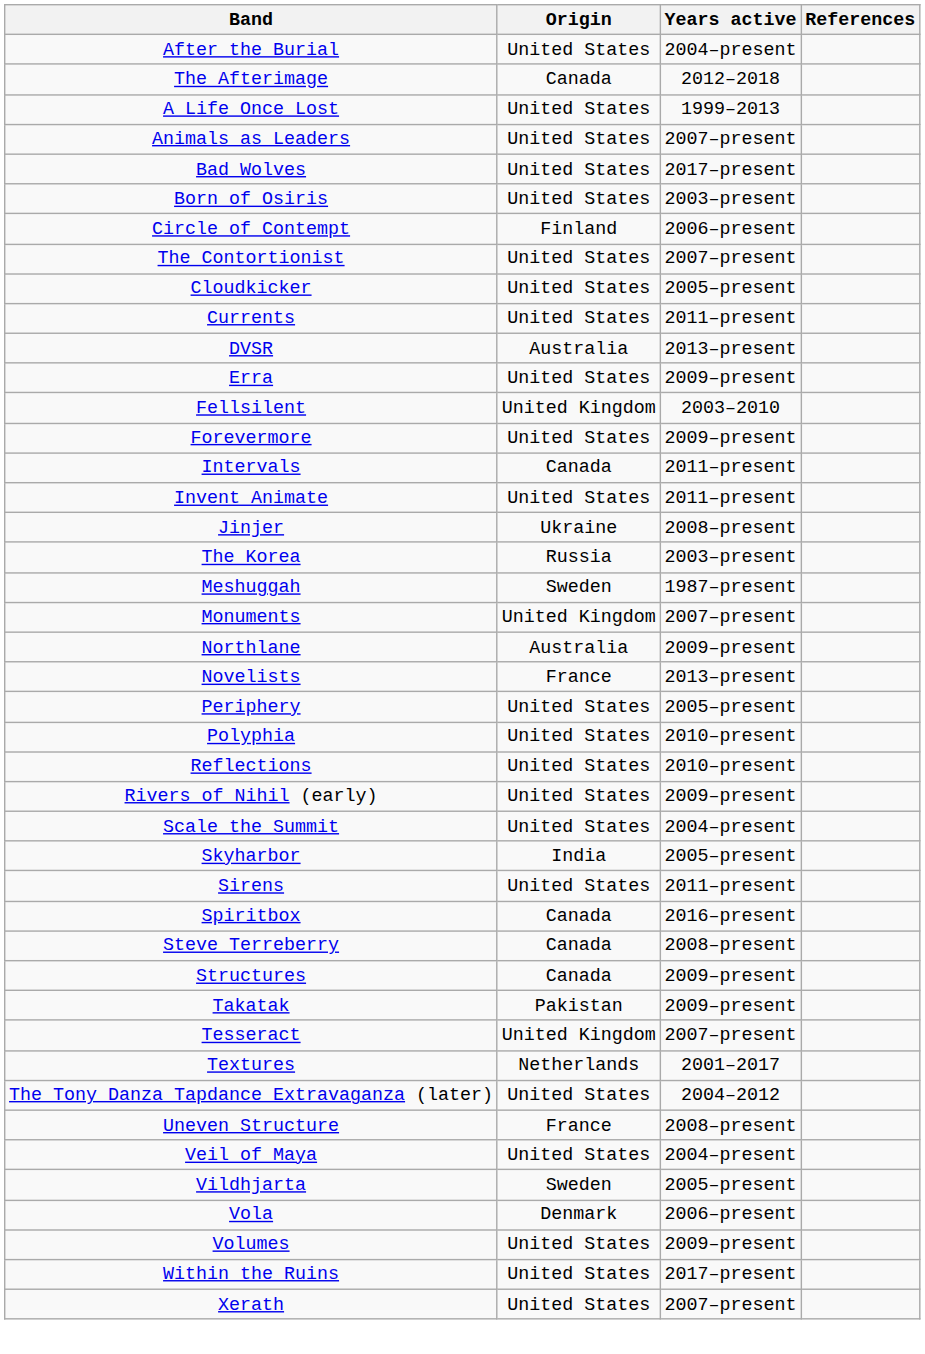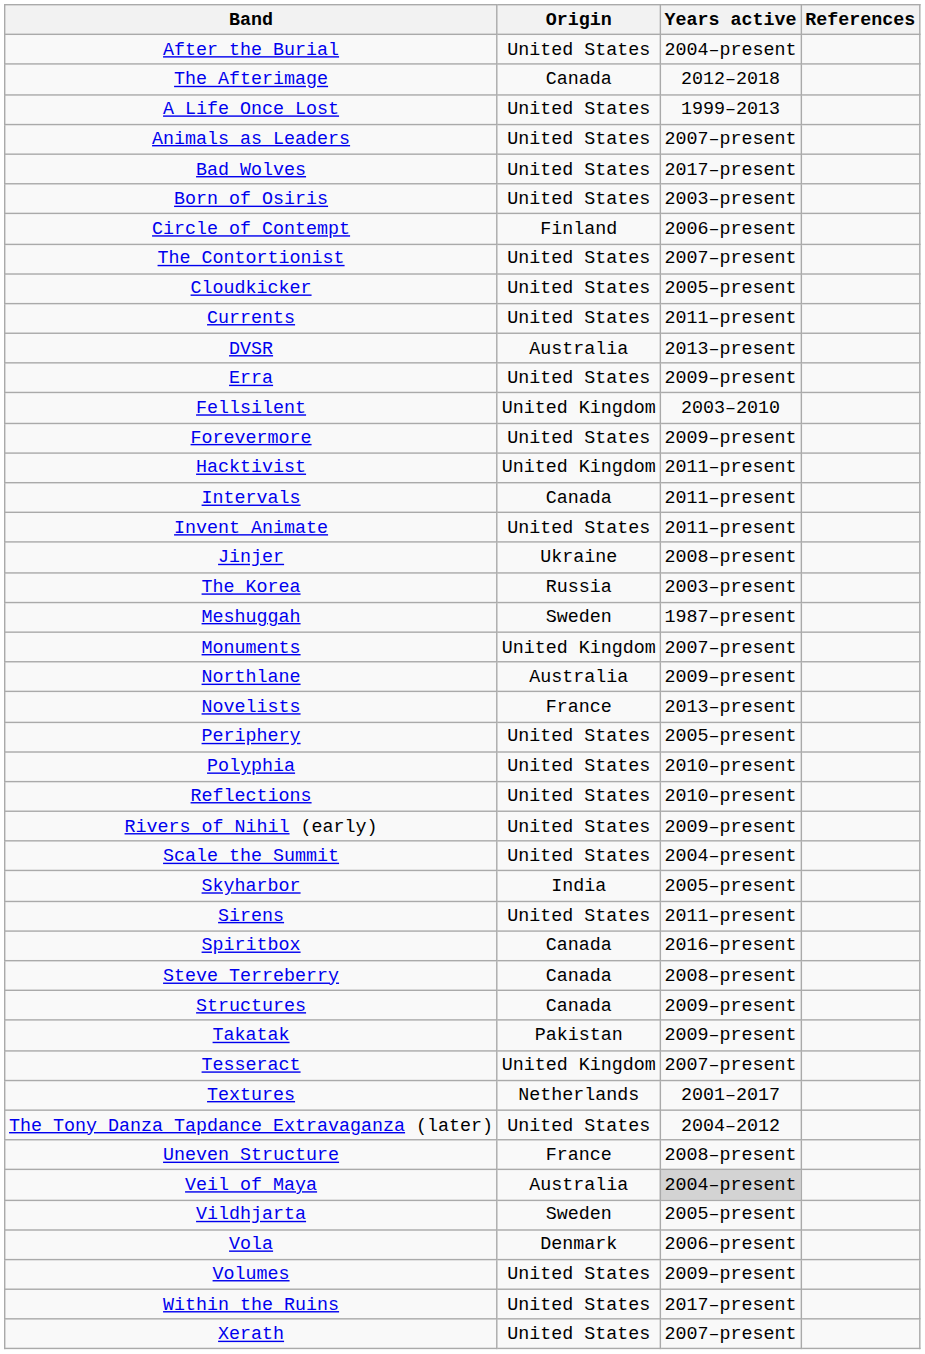+ row: (251, 468)
(579, 1155) United States -> (579, 1185) Australia
(731, 1155) no background -> (731, 1185) lightgrey background
